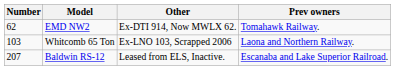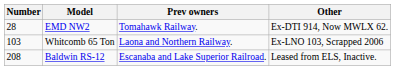columns swapped: (314, 12) <-> (178, 12)
(11, 27) 62 -> (11, 27) 28
(14, 57) 207 -> (14, 57) 208
